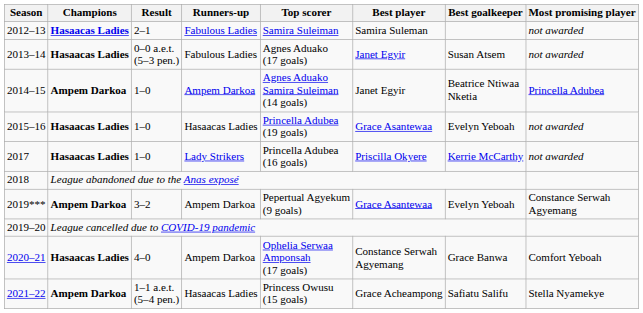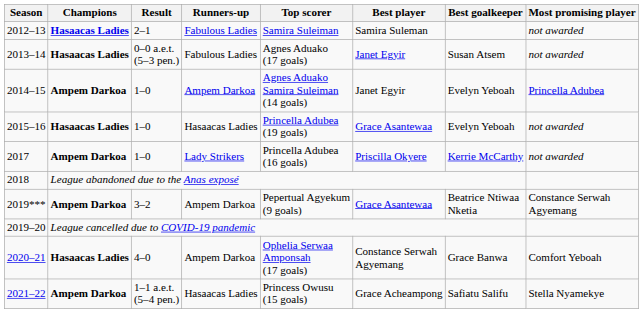(483, 90) Beatrice Ntiwaa Nketia -> (481, 90) Evelyn Yeboah
(90, 156) Hasaacas Ladies -> (88, 156) Ampem Darkoa
(481, 204) Evelyn Yeboah -> (483, 204) Beatrice Ntiwaa Nketia
